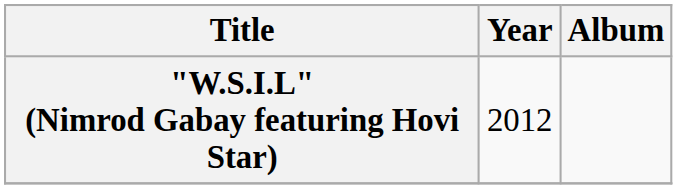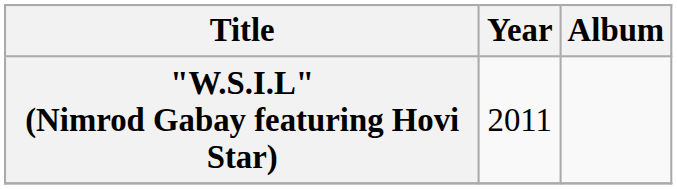(520, 119) 2012 -> (520, 119) 2011
